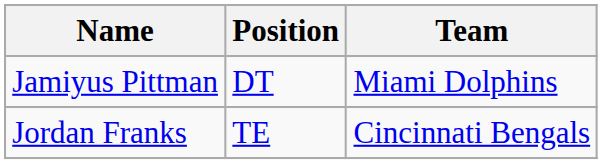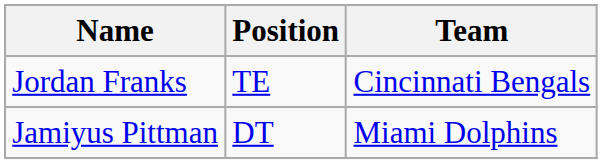rows swapped: (100, 132) <-> (115, 81)
